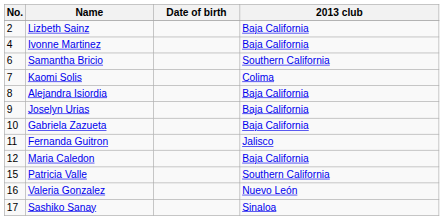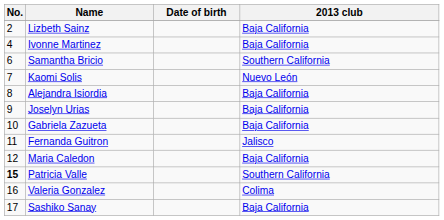(258, 77) Colima -> (270, 77) Nuevo León
(12, 175) normal -> (12, 175) bold
(270, 191) Nuevo León -> (258, 191) Colima
(259, 207) Sinaloa -> (275, 207) Baja California
